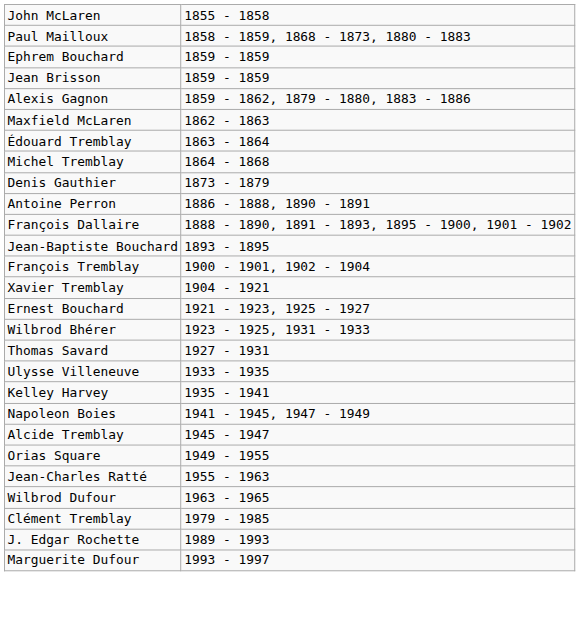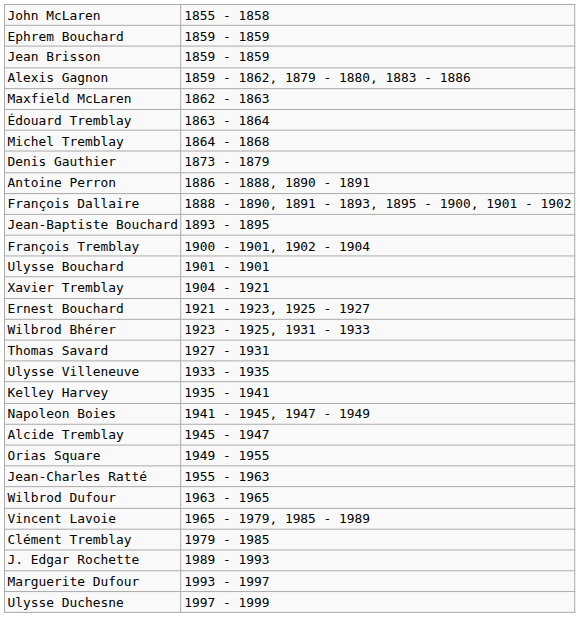- row: (58, 36)
+ row: (66, 267)
+ row: (62, 518)
+ row: (66, 602)
